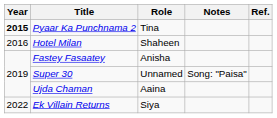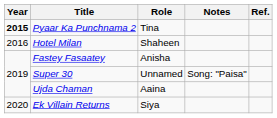(17, 105) 2022 -> (17, 105) 2020
